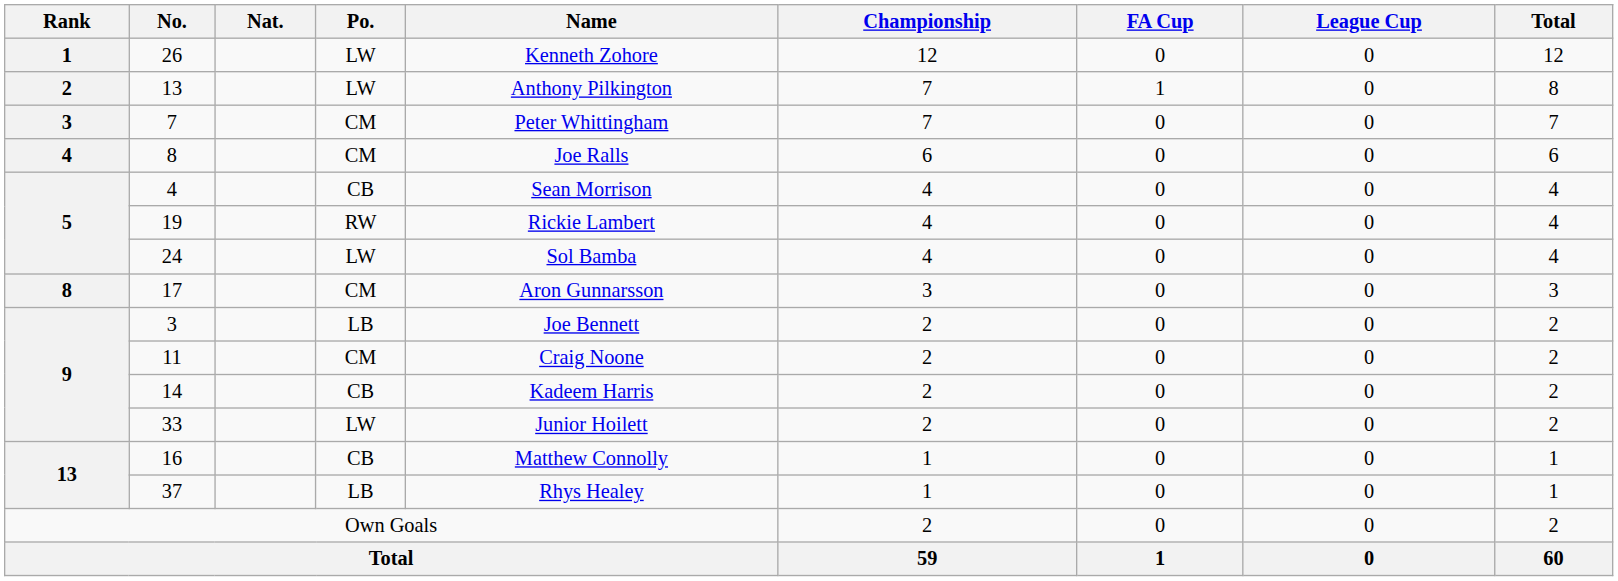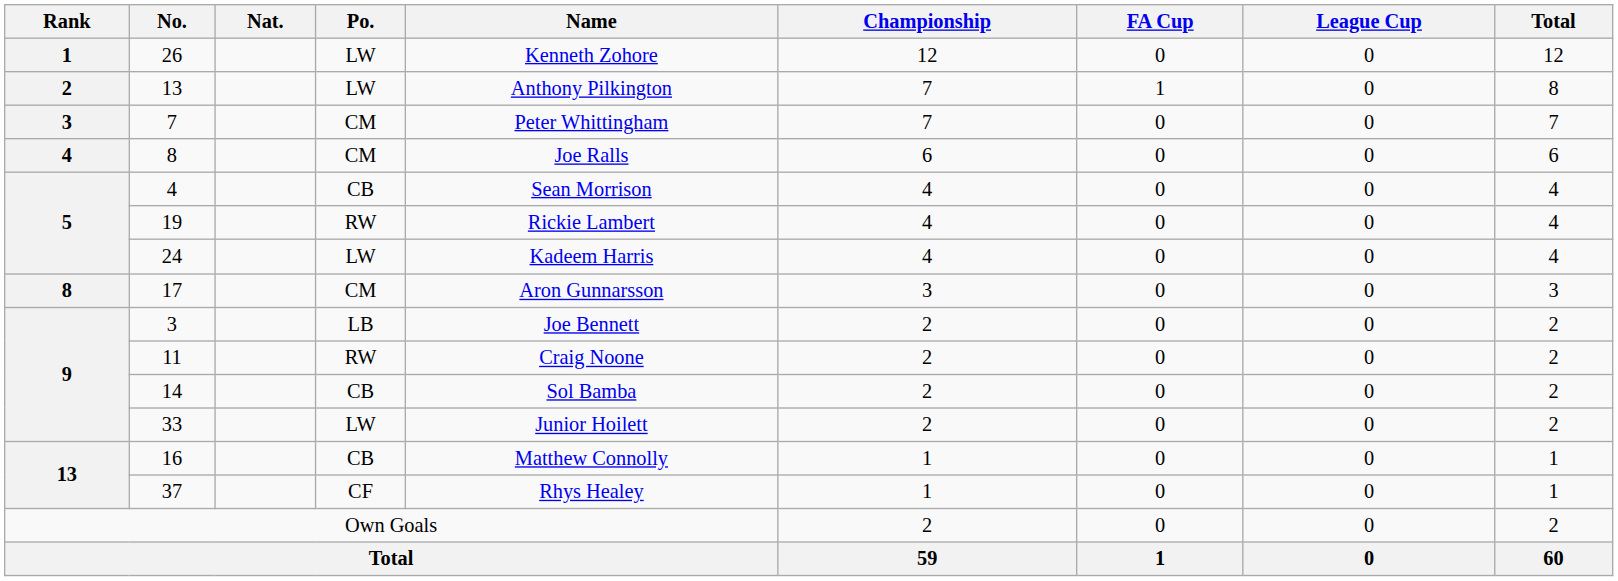(591, 256) Sol Bamba -> (591, 256) Kadeem Harris
(361, 357) CM -> (361, 357) RW
(591, 390) Kadeem Harris -> (591, 390) Sol Bamba
(361, 491) LB -> (361, 491) CF
